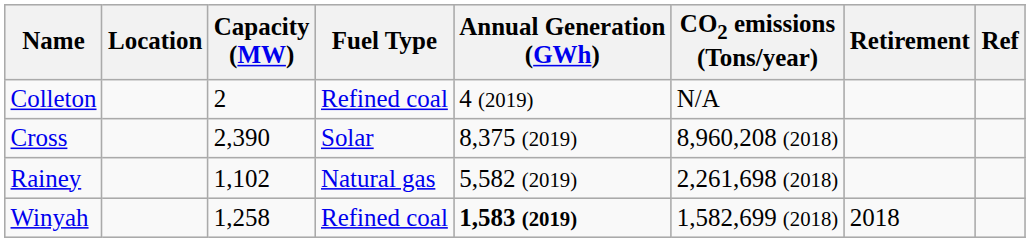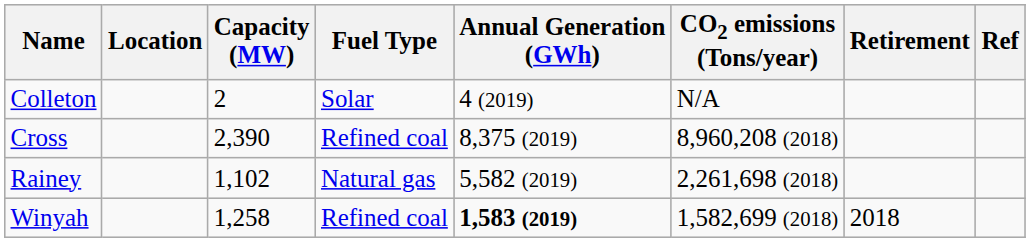(384, 98) Refined coal -> (347, 98) Solar
(347, 138) Solar -> (384, 138) Refined coal
